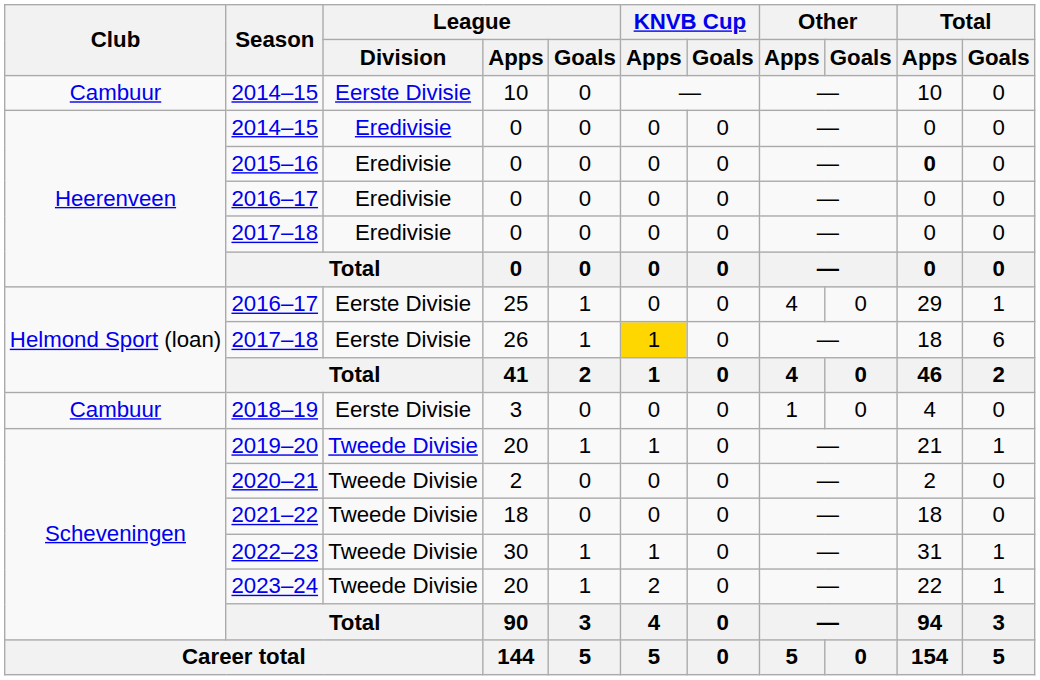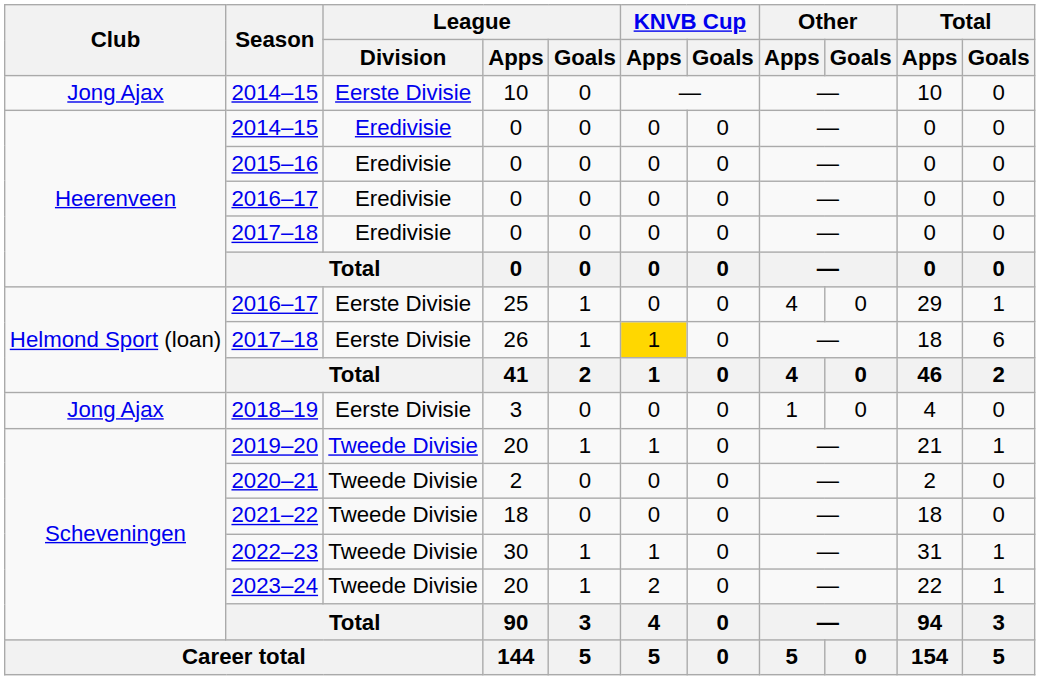(116, 92) Cambuur -> (116, 92) Jong Ajax
(930, 163) bold -> (930, 163) normal
(116, 410) Cambuur -> (116, 410) Jong Ajax
